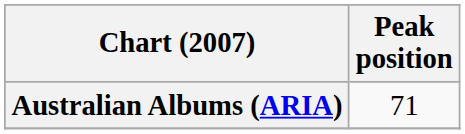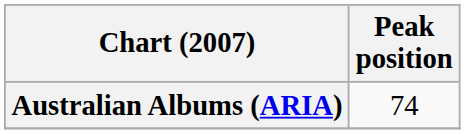(404, 104) 71 -> (404, 104) 74
